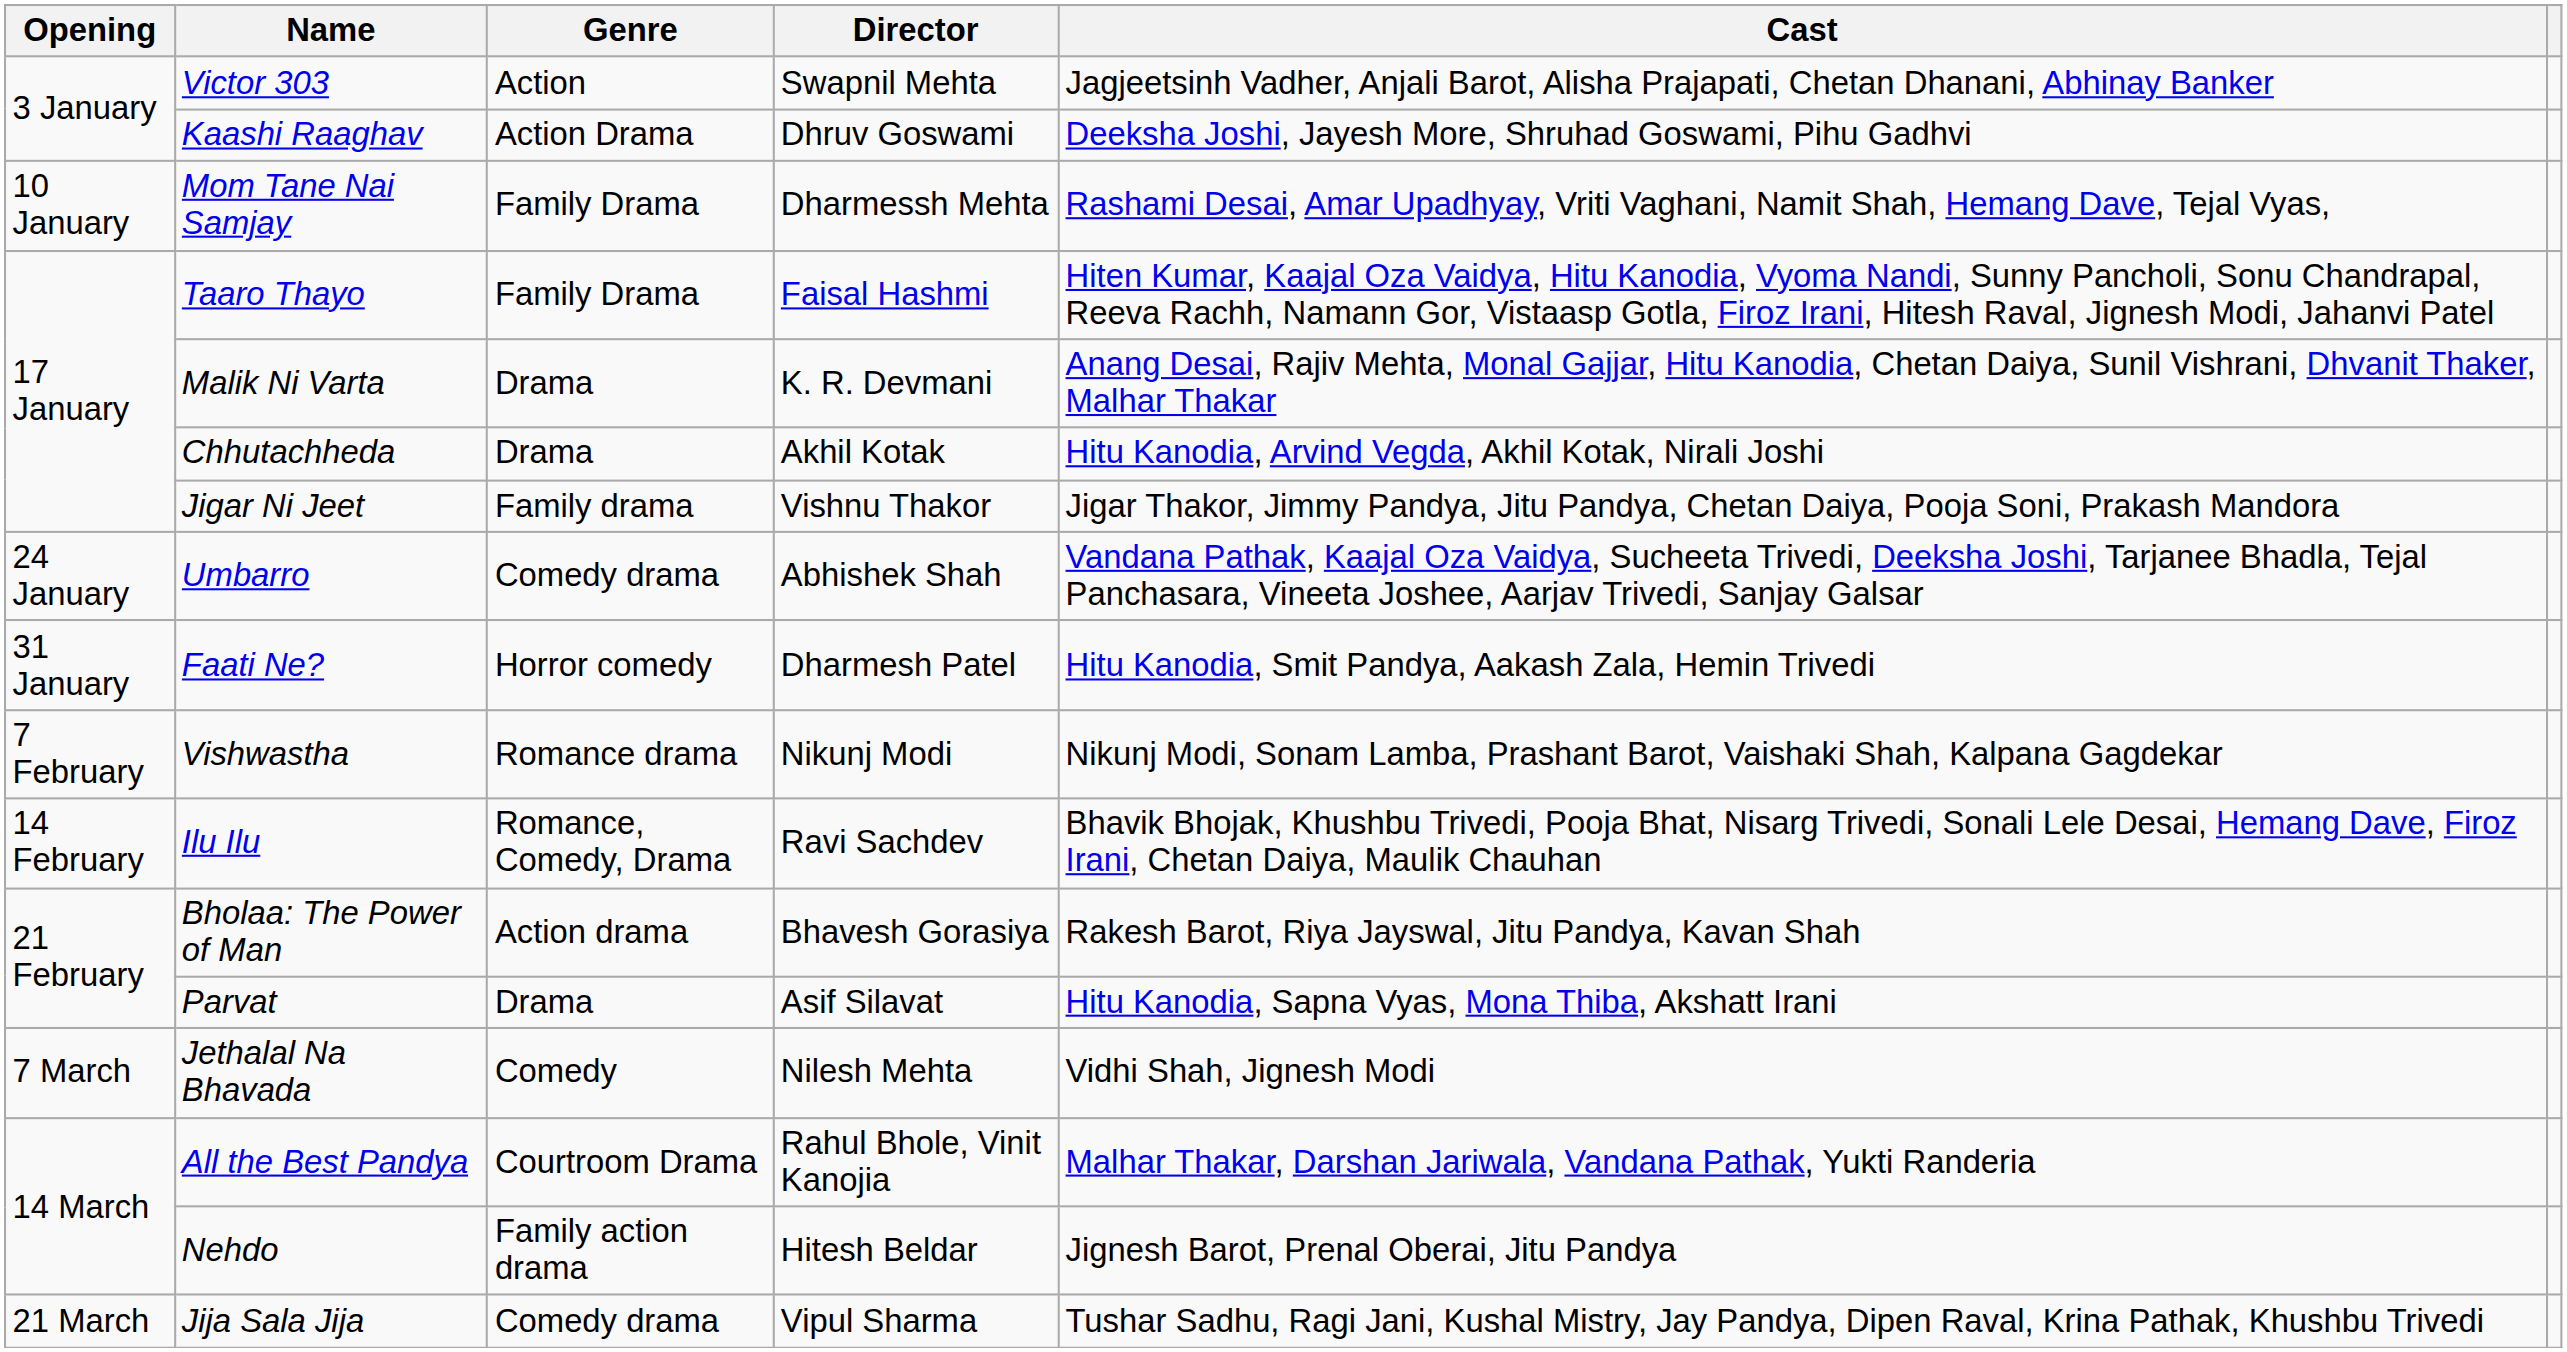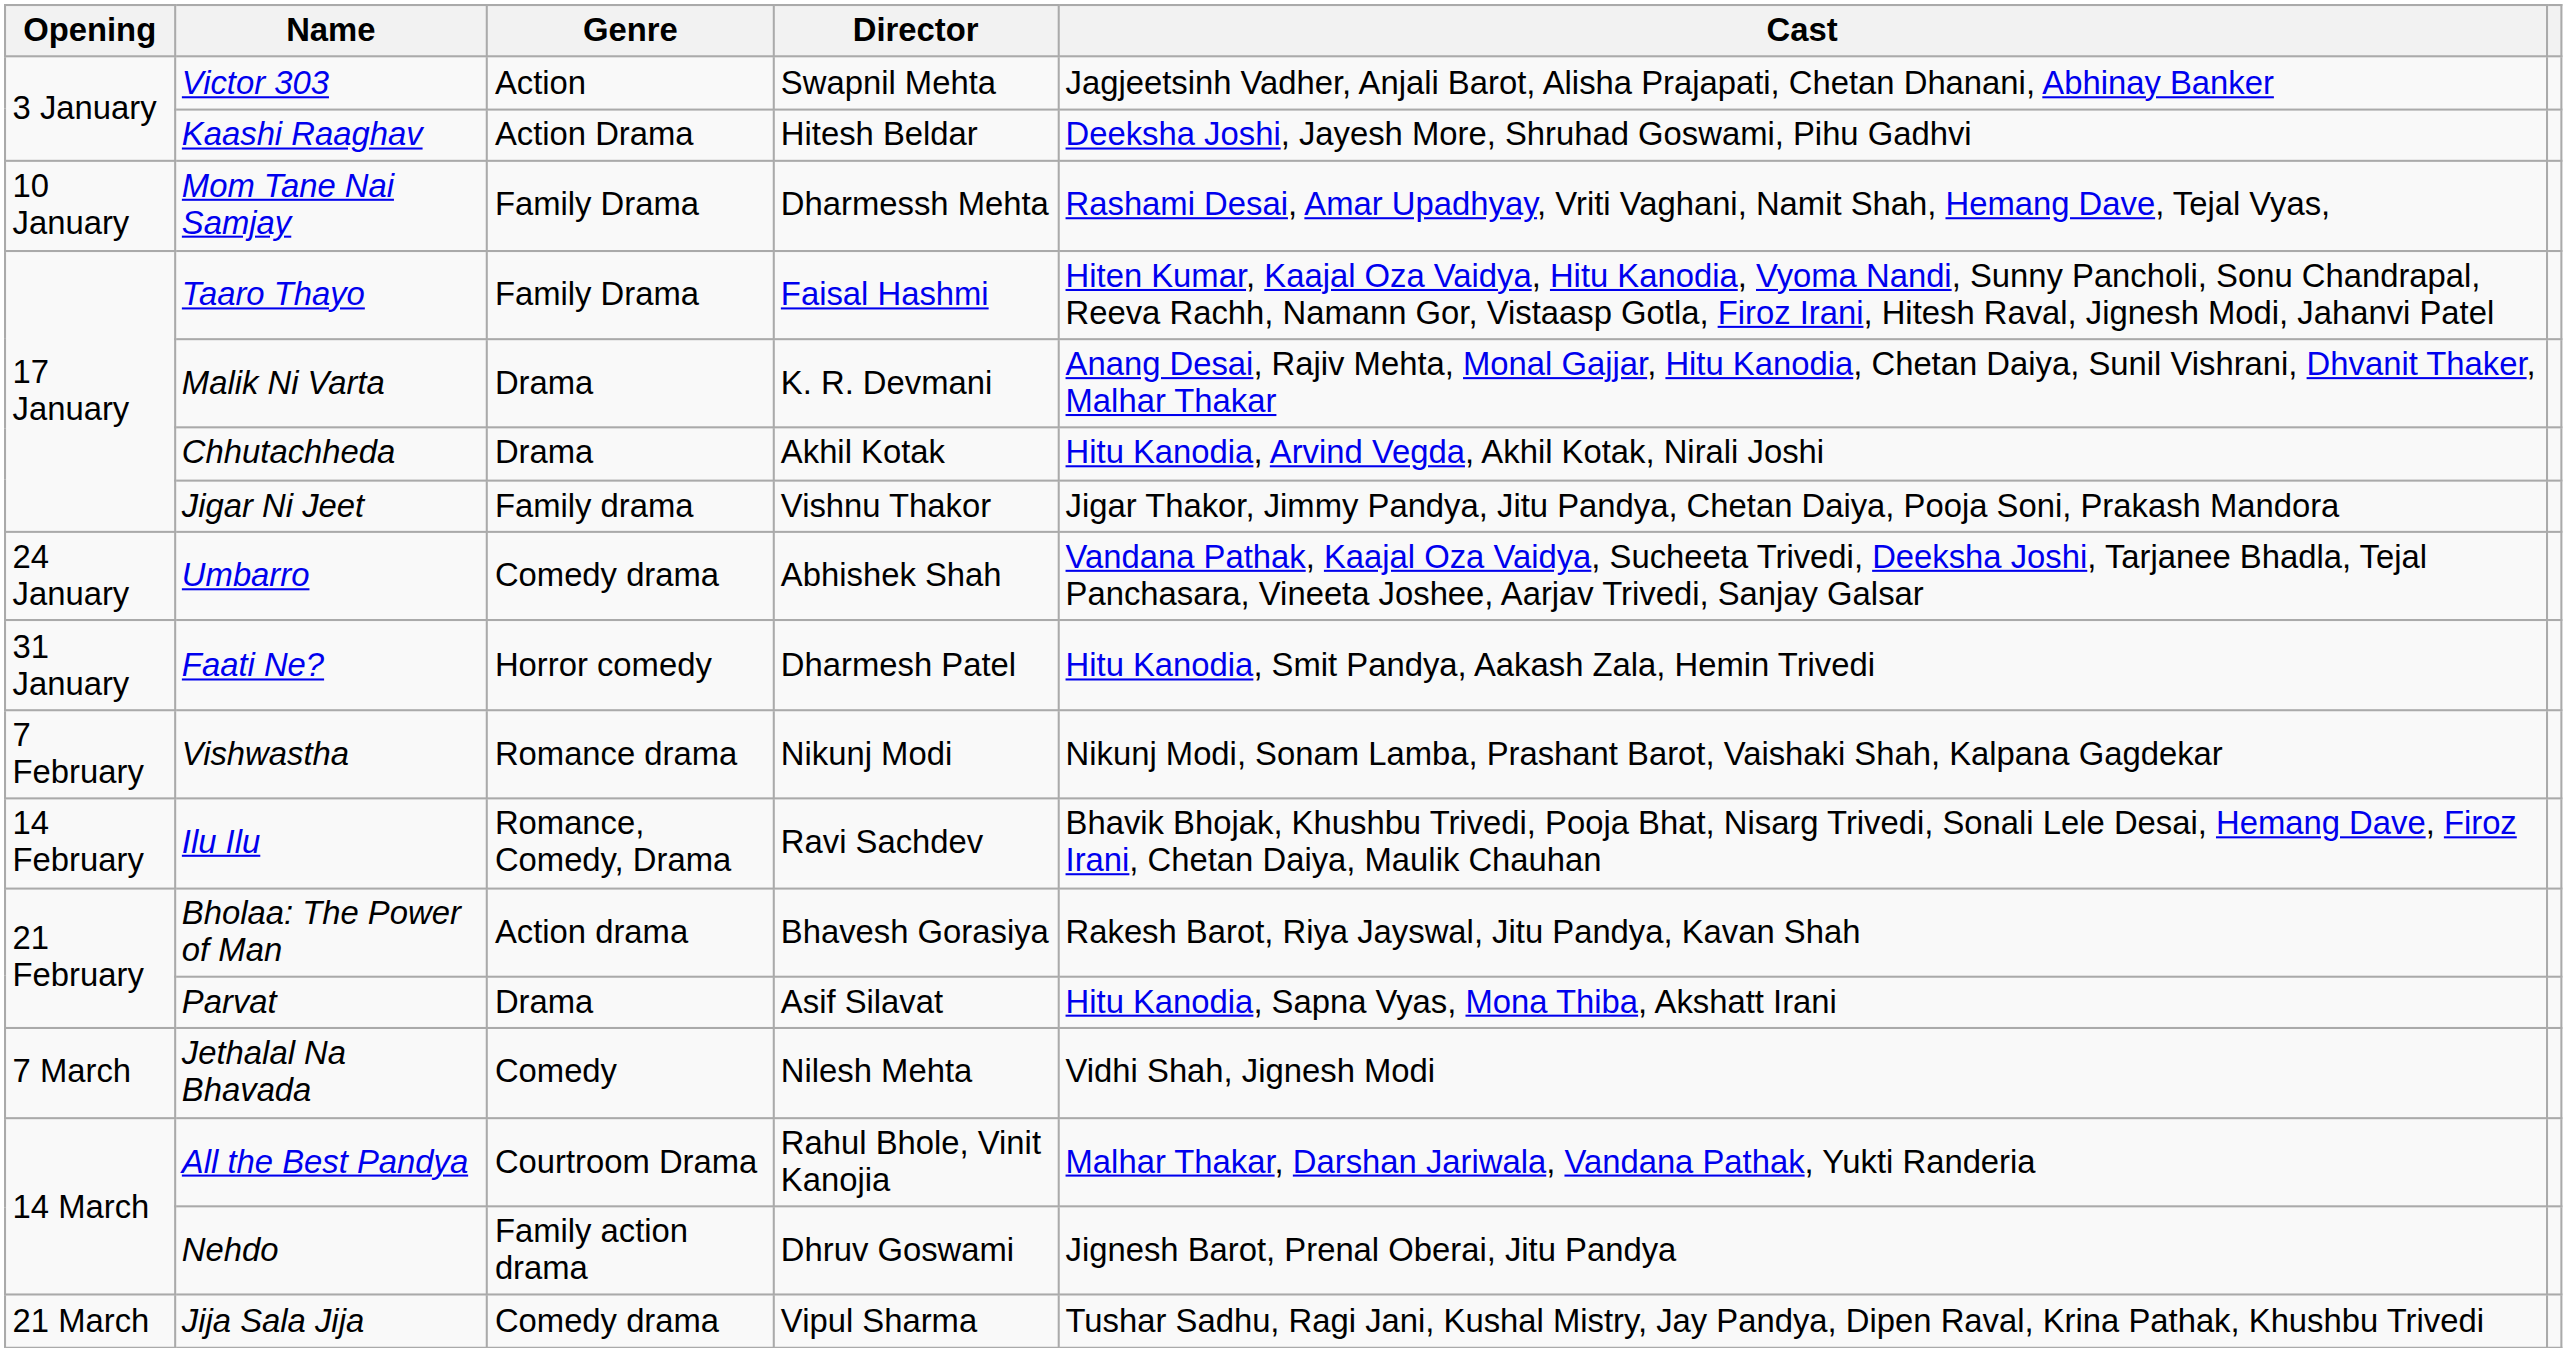(898, 134) Dhruv Goswami -> (879, 134) Hitesh Beldar
(879, 1250) Hitesh Beldar -> (898, 1250) Dhruv Goswami
